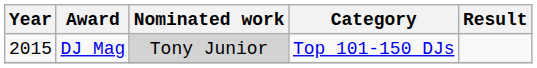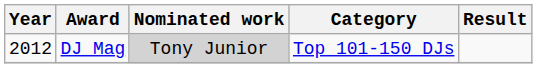(31, 49) 2015 -> (31, 49) 2012
